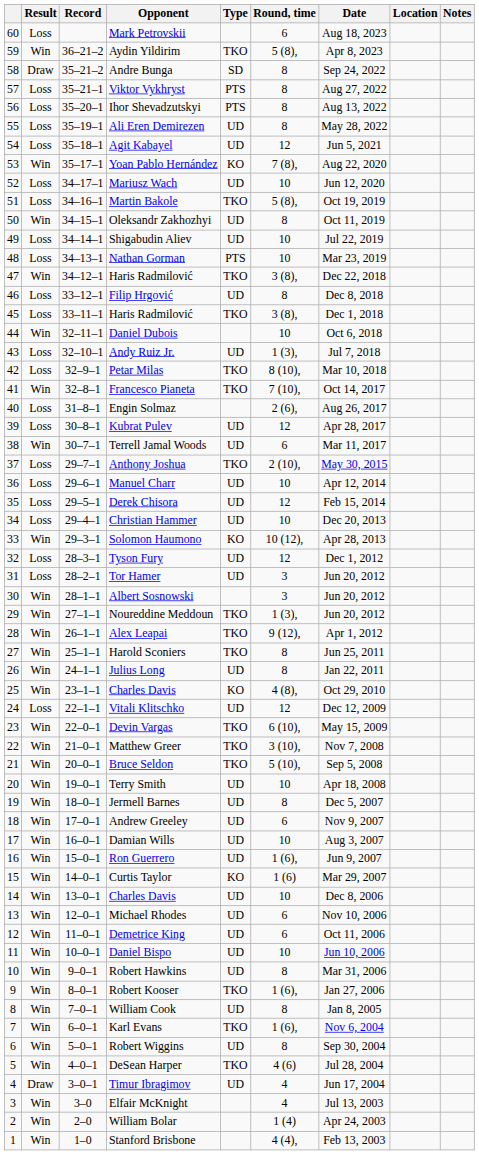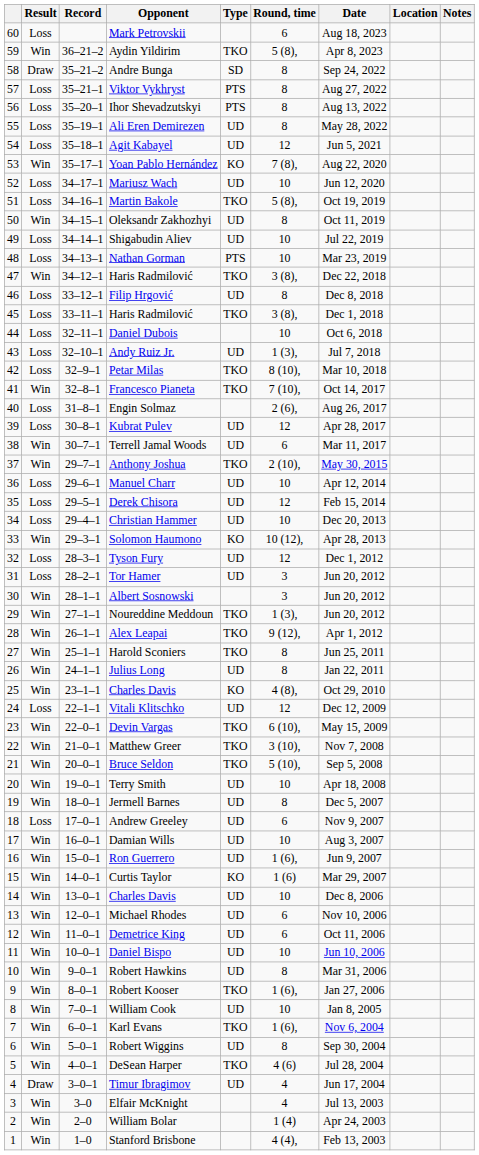(41, 333) Win -> (41, 333) Loss
(41, 464) Loss -> (41, 464) Win
(41, 821) Win -> (41, 821) Loss
(285, 1009) 8 -> (285, 1009) 10
